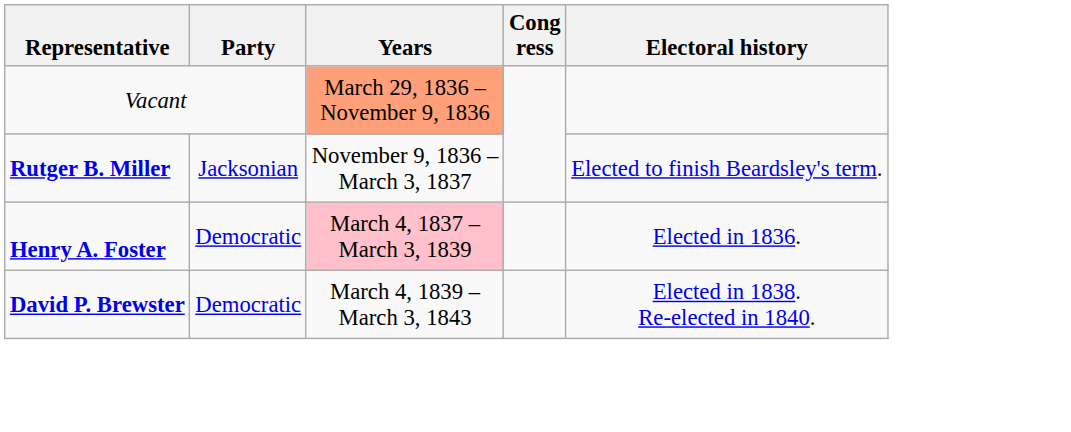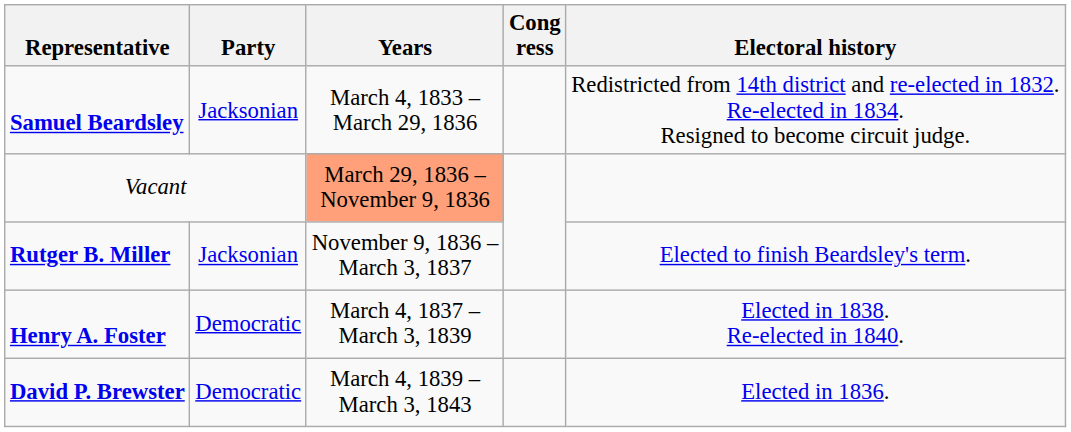+ row: (97, 122)
(405, 236) pink background -> (405, 323) no background
(727, 236) Elected in 1836. -> (815, 323) Elected in 1838. Re-elected in 1840.
(727, 304) Elected in 1838. Re-elected in 1840. -> (815, 391) Elected in 1836.
